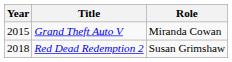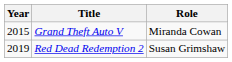(18, 48) 2018 -> (18, 48) 2019
